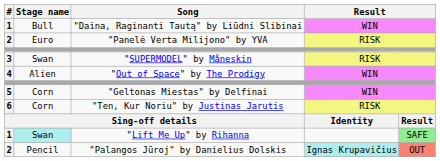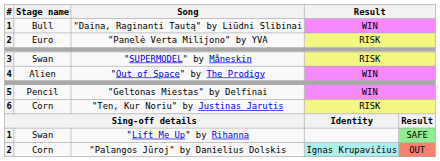(43, 92) Corn -> (43, 92) Pencil
(43, 135) paleturquoise background -> (43, 135) no background
(43, 150) Pencil -> (43, 150) Corn
